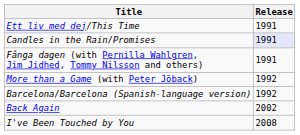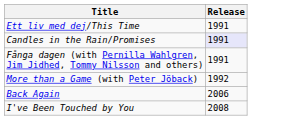- row: (129, 94)
(266, 108) 2002 -> (218, 94) 2006
